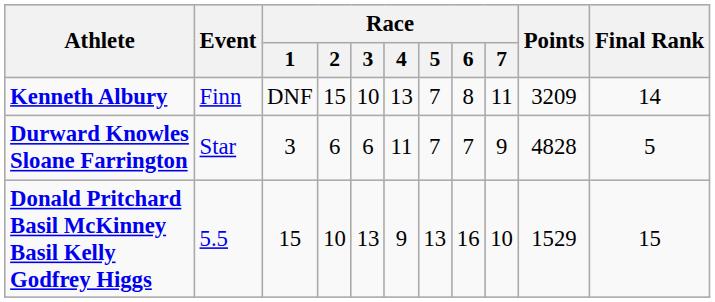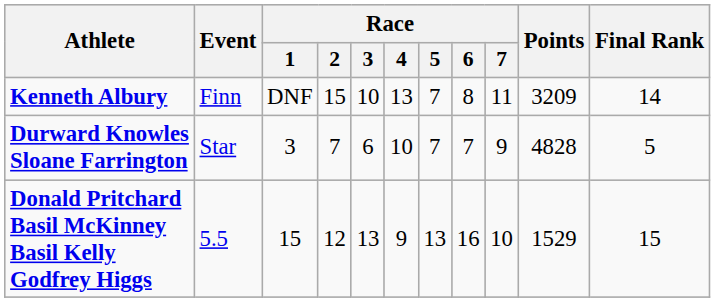(335, 147) 6 -> (335, 147) 7
(401, 147) 11 -> (401, 147) 10
(335, 238) 10 -> (335, 238) 12
